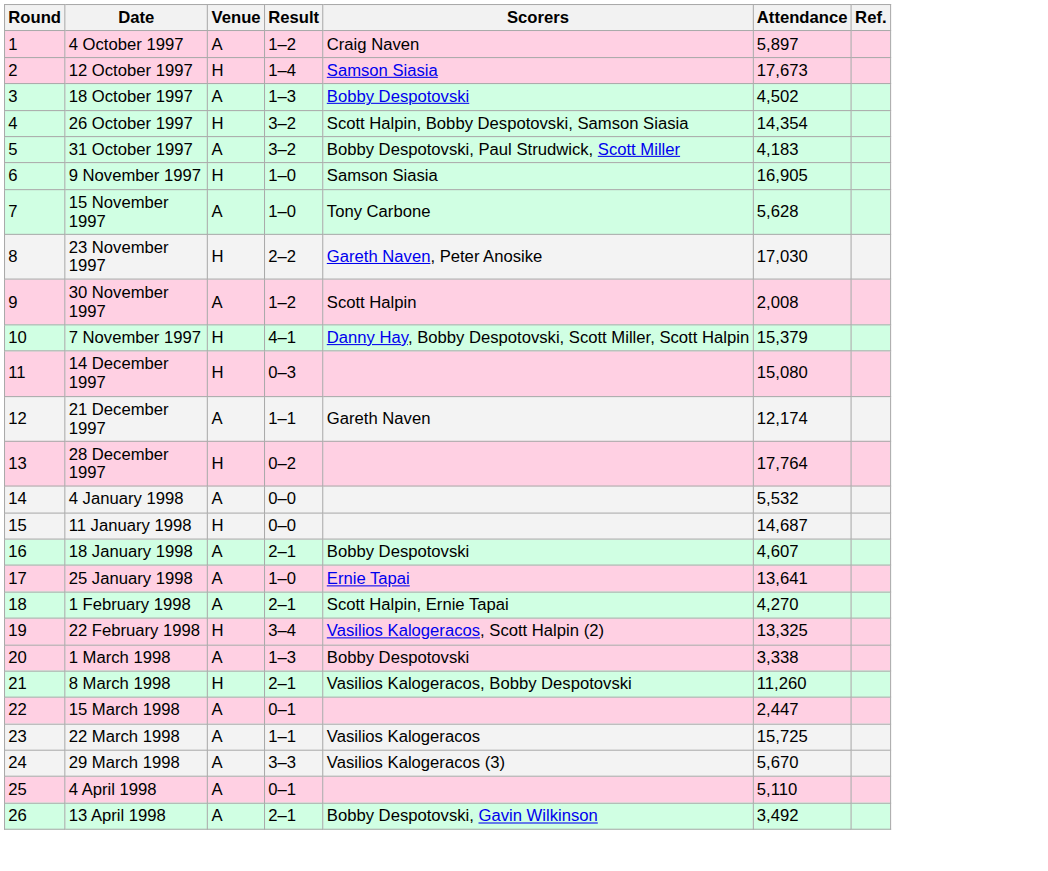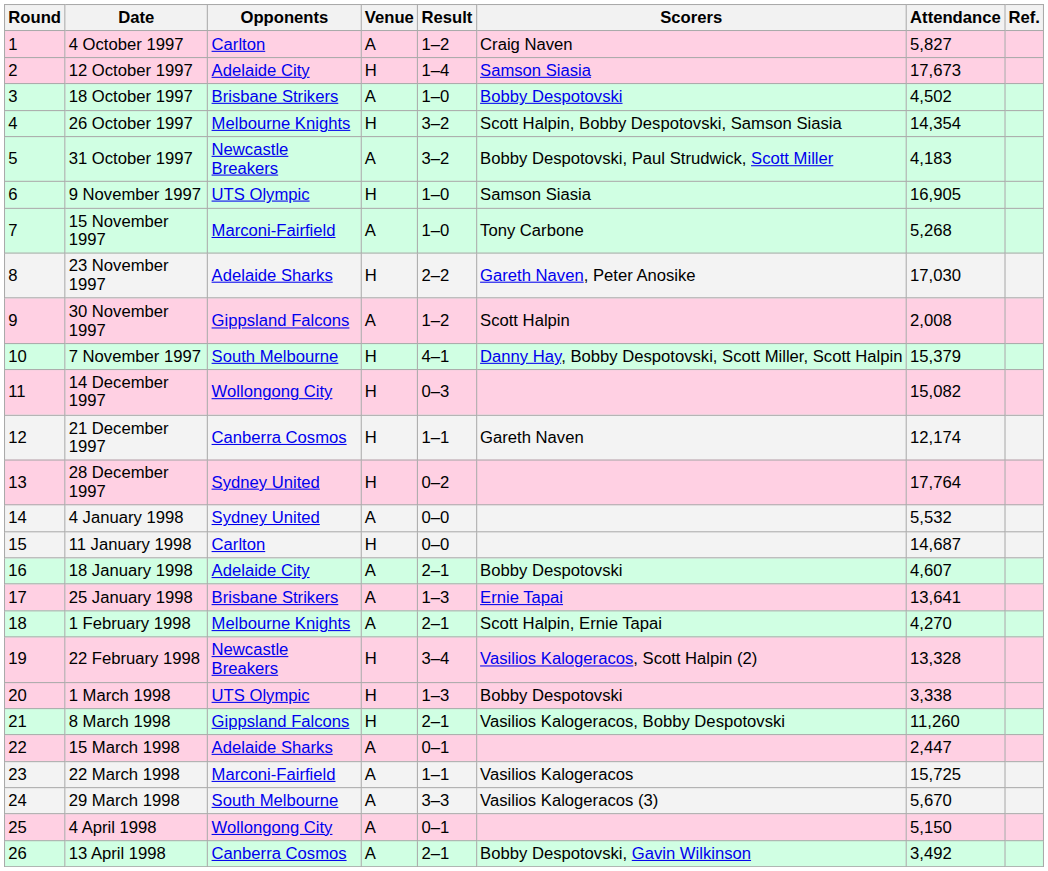+ column: (284, 17)
(778, 44) 5,897 -> (931, 44) 5,827
(282, 96) 1–3 -> (435, 96) 1–0
(778, 211) 5,628 -> (931, 230) 5,268
(782, 373) 15,080 -> (936, 392) 15,082
(217, 418) A -> (371, 437) H
(282, 578) 1–0 -> (435, 597) 1–3
(782, 631) 13,325 -> (936, 659) 13,328
(217, 657) A -> (371, 695) H
(777, 789) 5,110 -> (931, 827) 5,150
